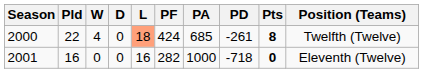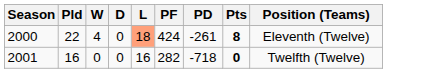- column: (201, 15)
(352, 36) Twelfth (Twelve) -> (316, 36) Eleventh (Twelve)
(352, 57) Eleventh (Twelve) -> (316, 57) Twelfth (Twelve)
